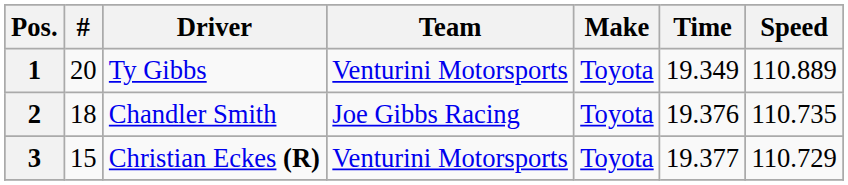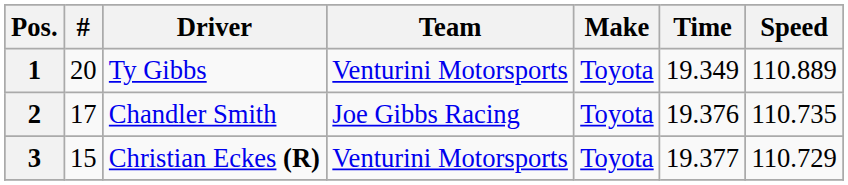(83, 114) 18 -> (83, 114) 17
